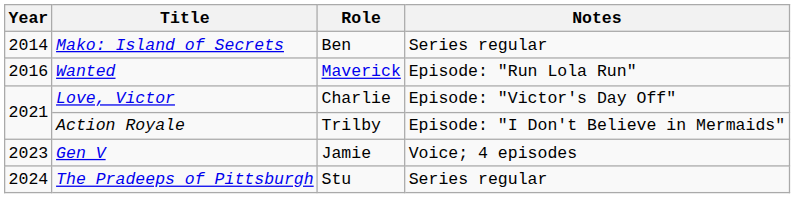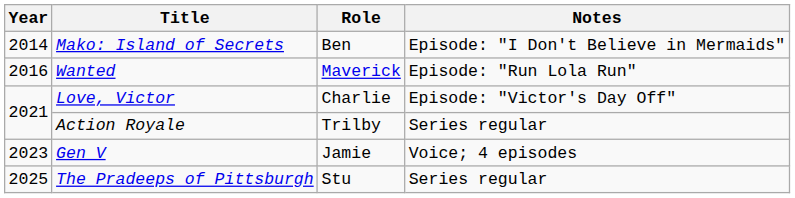(478, 45) Series regular -> (597, 45) Episode: "I Don't Believe in Mermaids"
(597, 126) Episode: "I Don't Believe in Mermaids" -> (478, 126) Series regular
(28, 180) 2024 -> (28, 180) 2025
